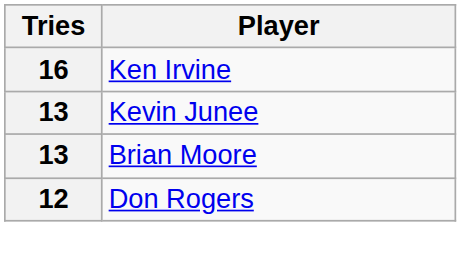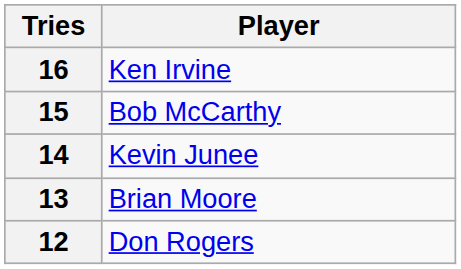+ row: (195, 112)
(54, 112) 13 -> (54, 155) 14
